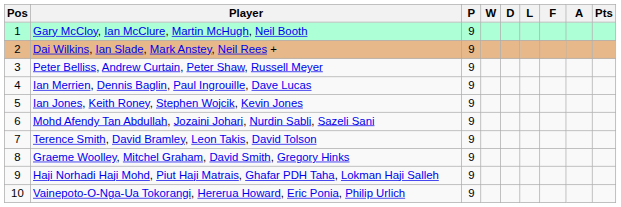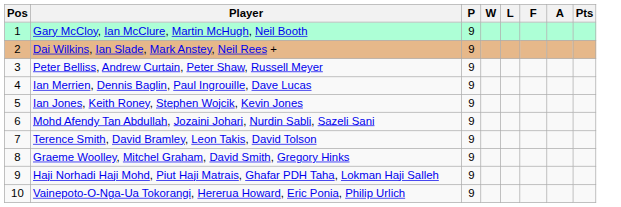- column: (510, 13)
